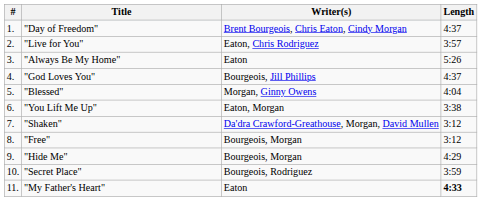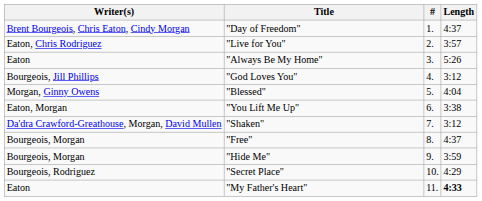columns swapped: (13, 12) <-> (331, 12)
(452, 76) 4:37 -> (452, 76) 3:12
(452, 140) 3:12 -> (452, 140) 4:37
(452, 156) 4:29 -> (452, 156) 3:59
(452, 172) 3:59 -> (452, 172) 4:29
